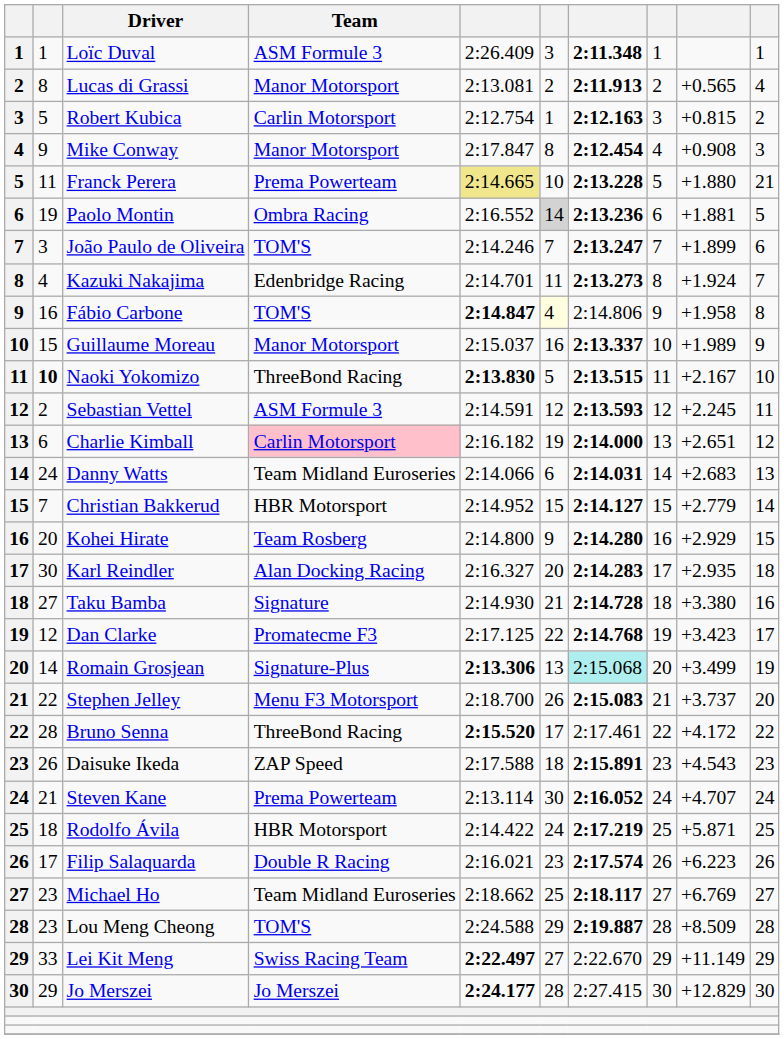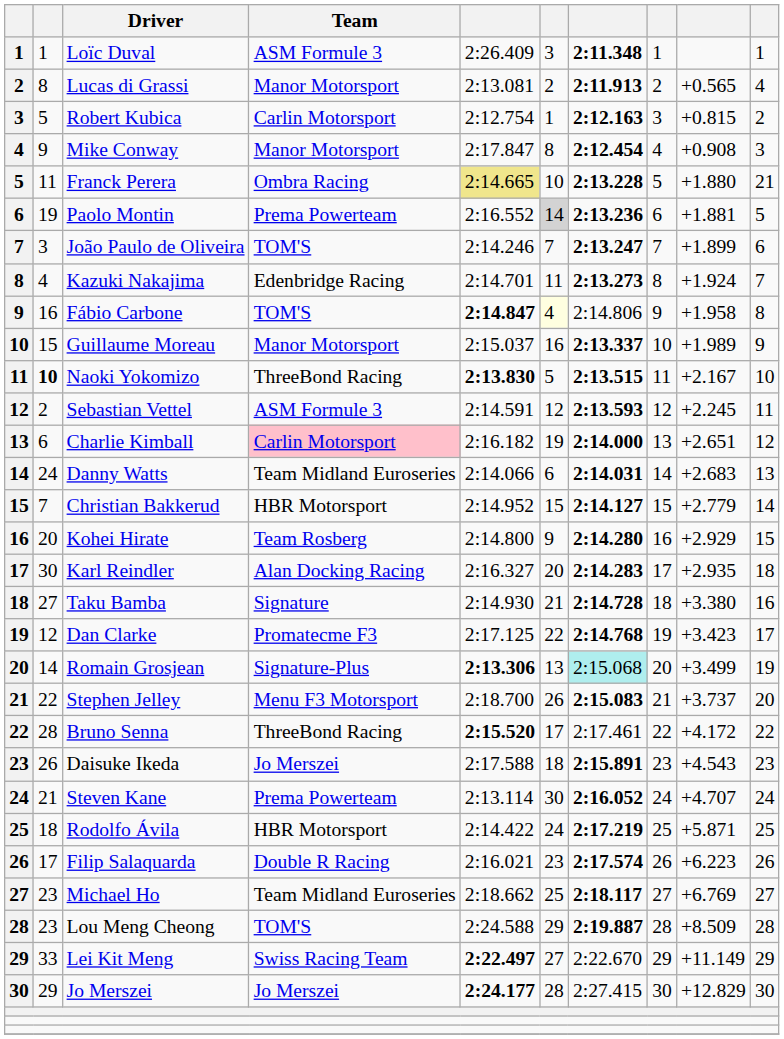(325, 182) Prema Powerteam -> (311, 182) Ombra Racing
(311, 214) Ombra Racing -> (325, 214) Prema Powerteam
(298, 764) ZAP Speed -> (296, 764) Jo Merszei
